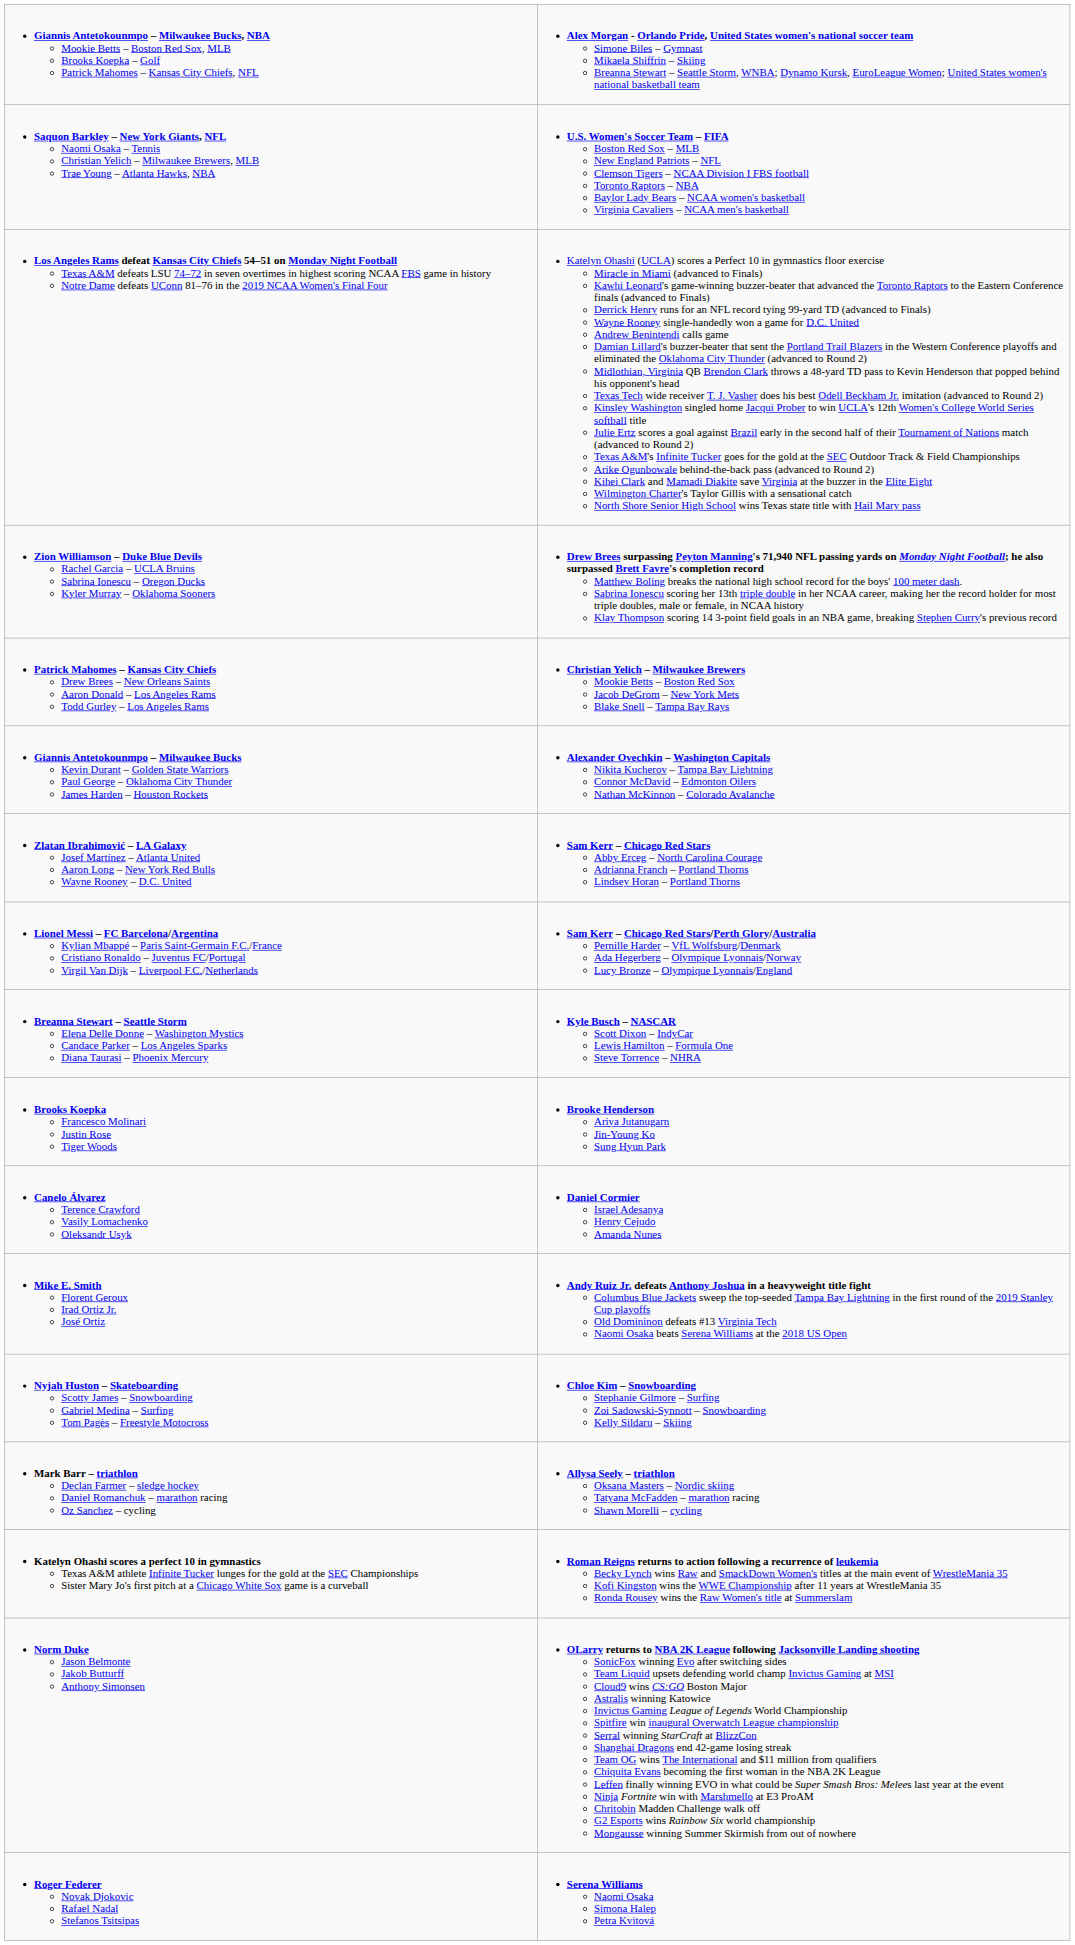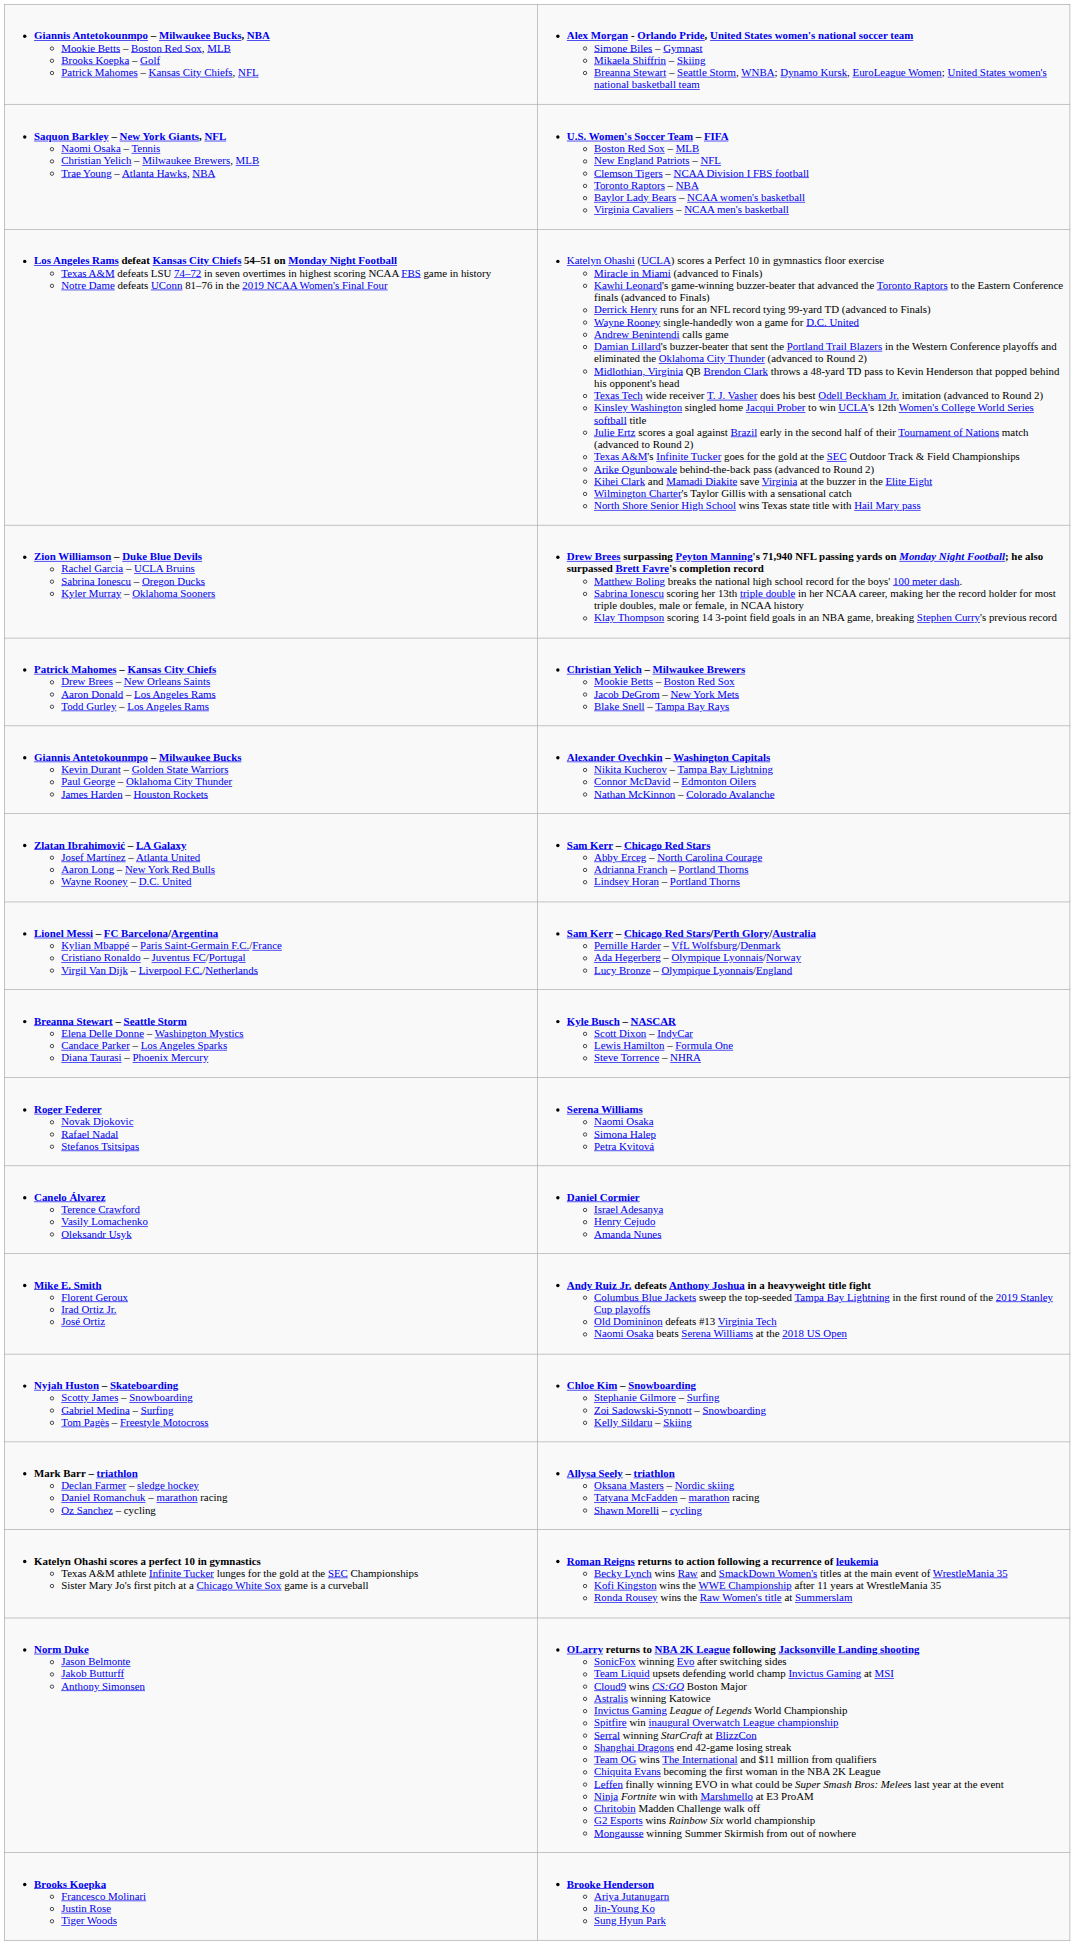rows swapped: (271, 1128) <-> (271, 1903)
